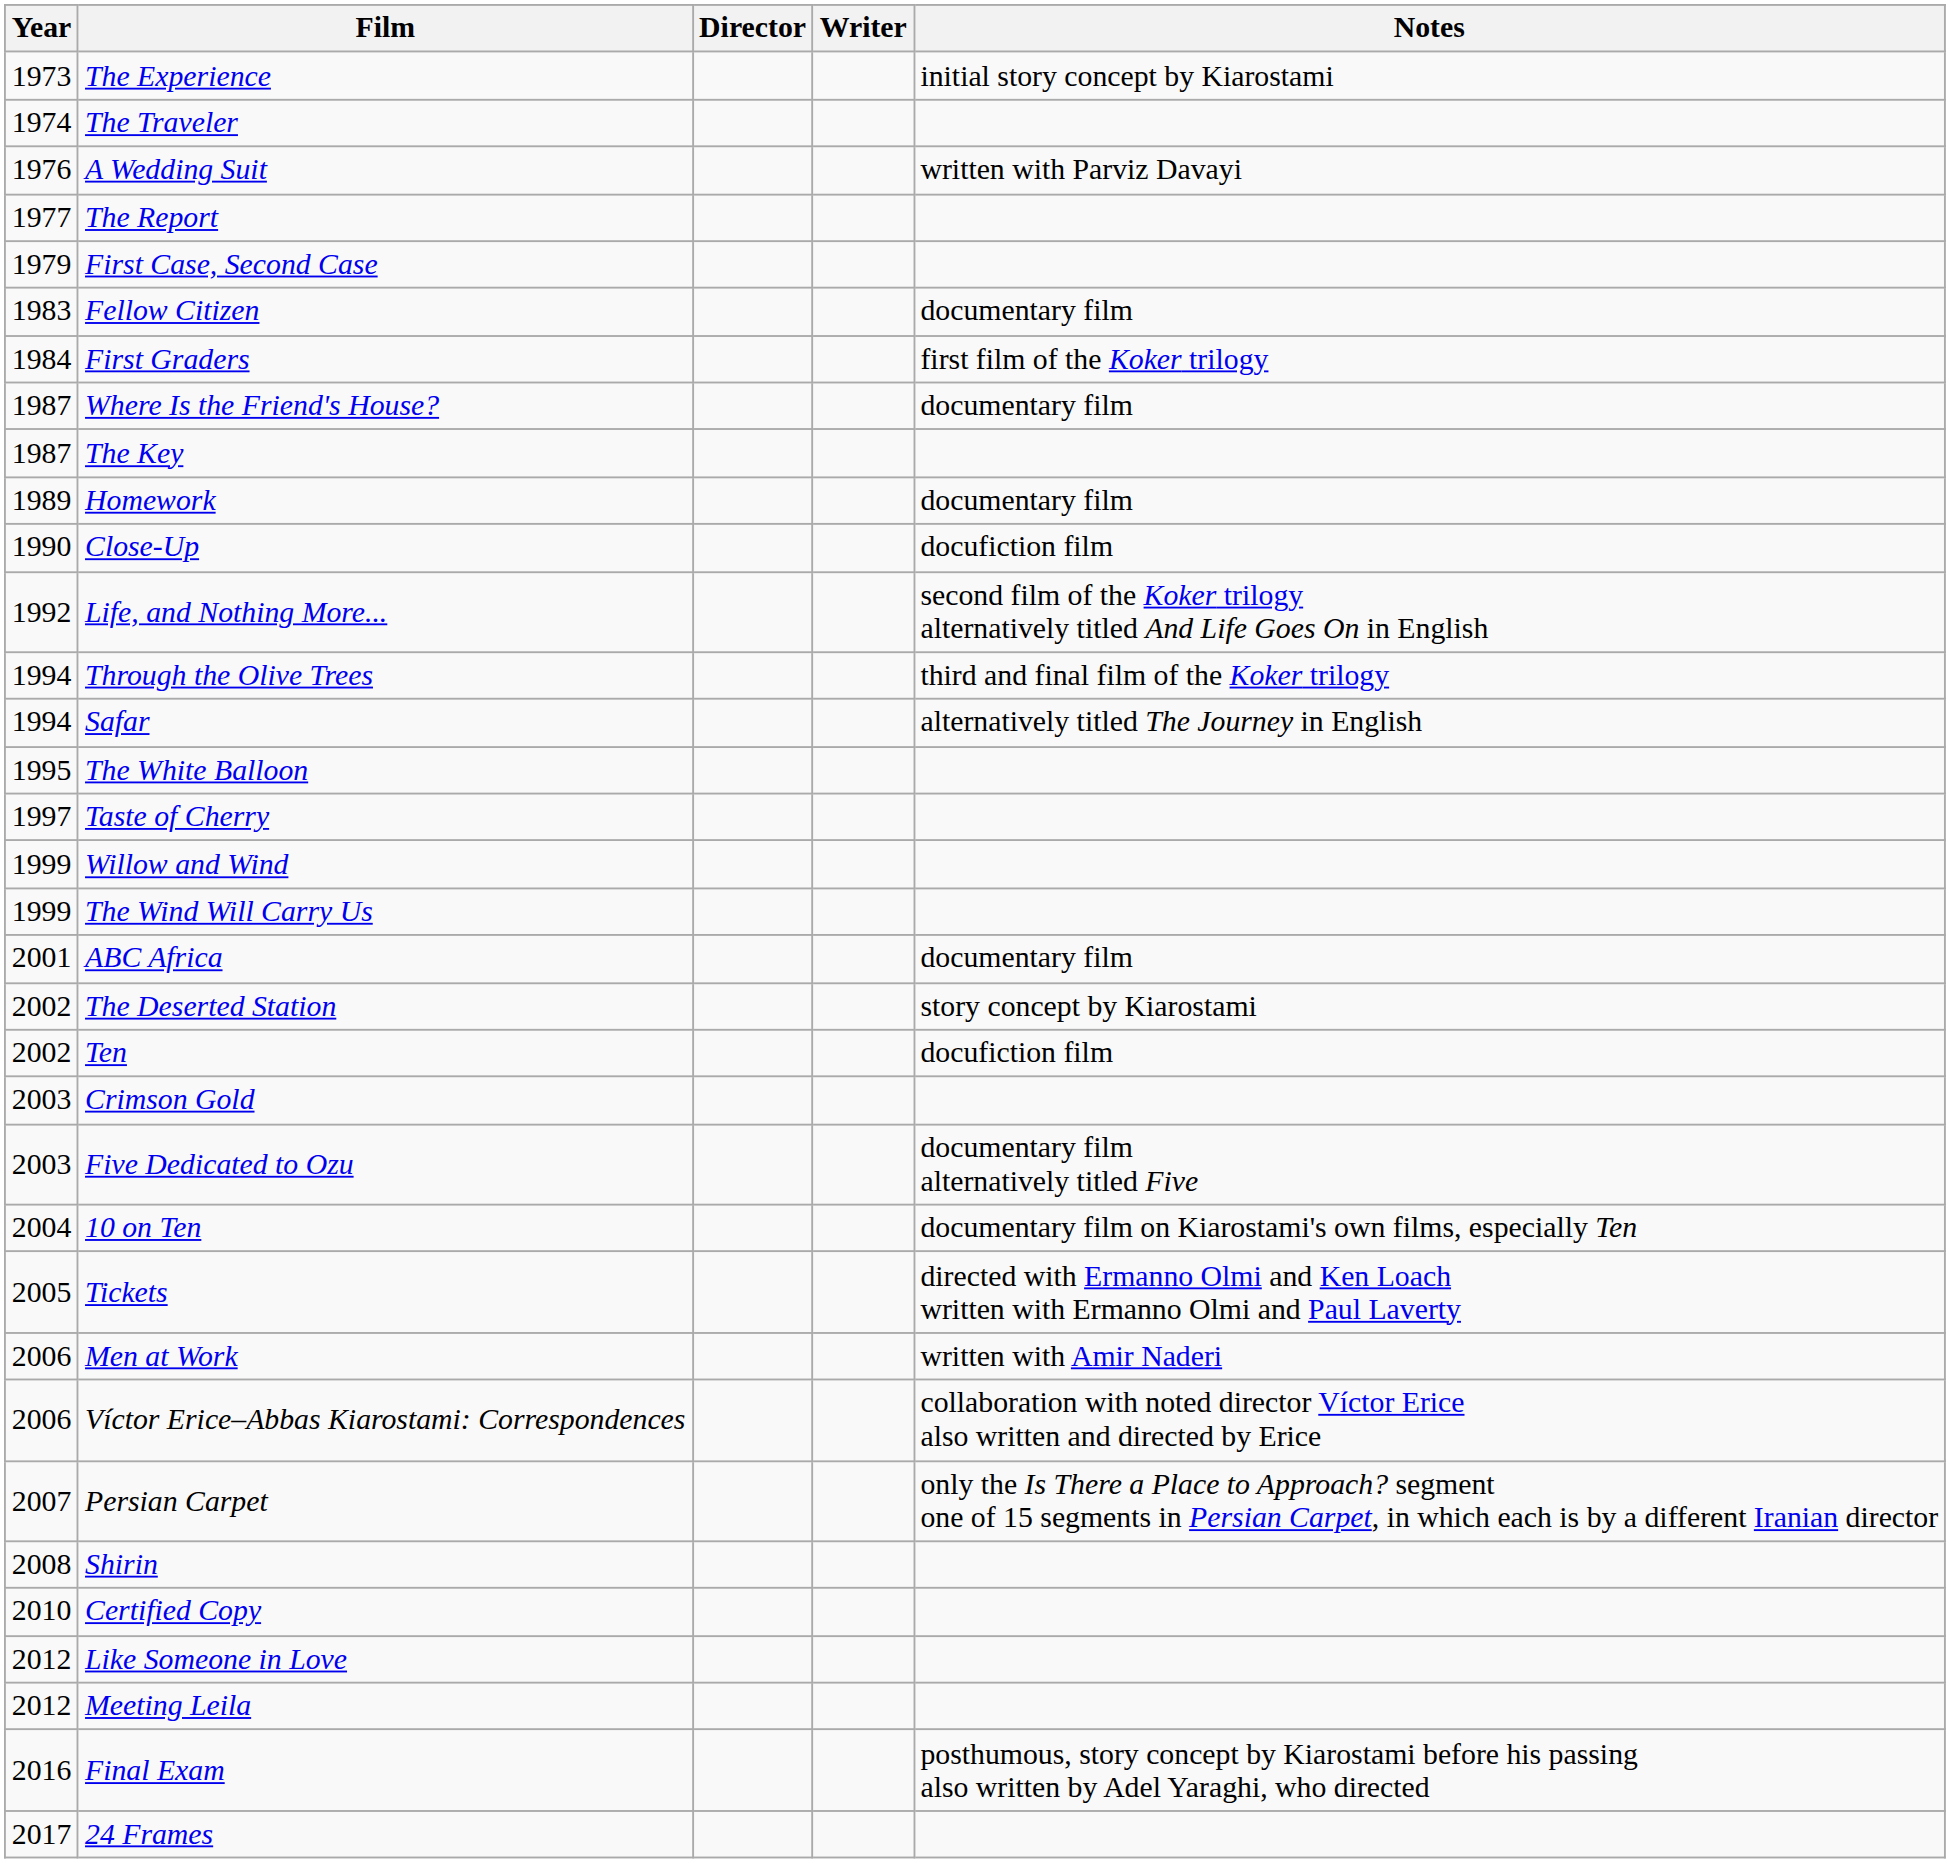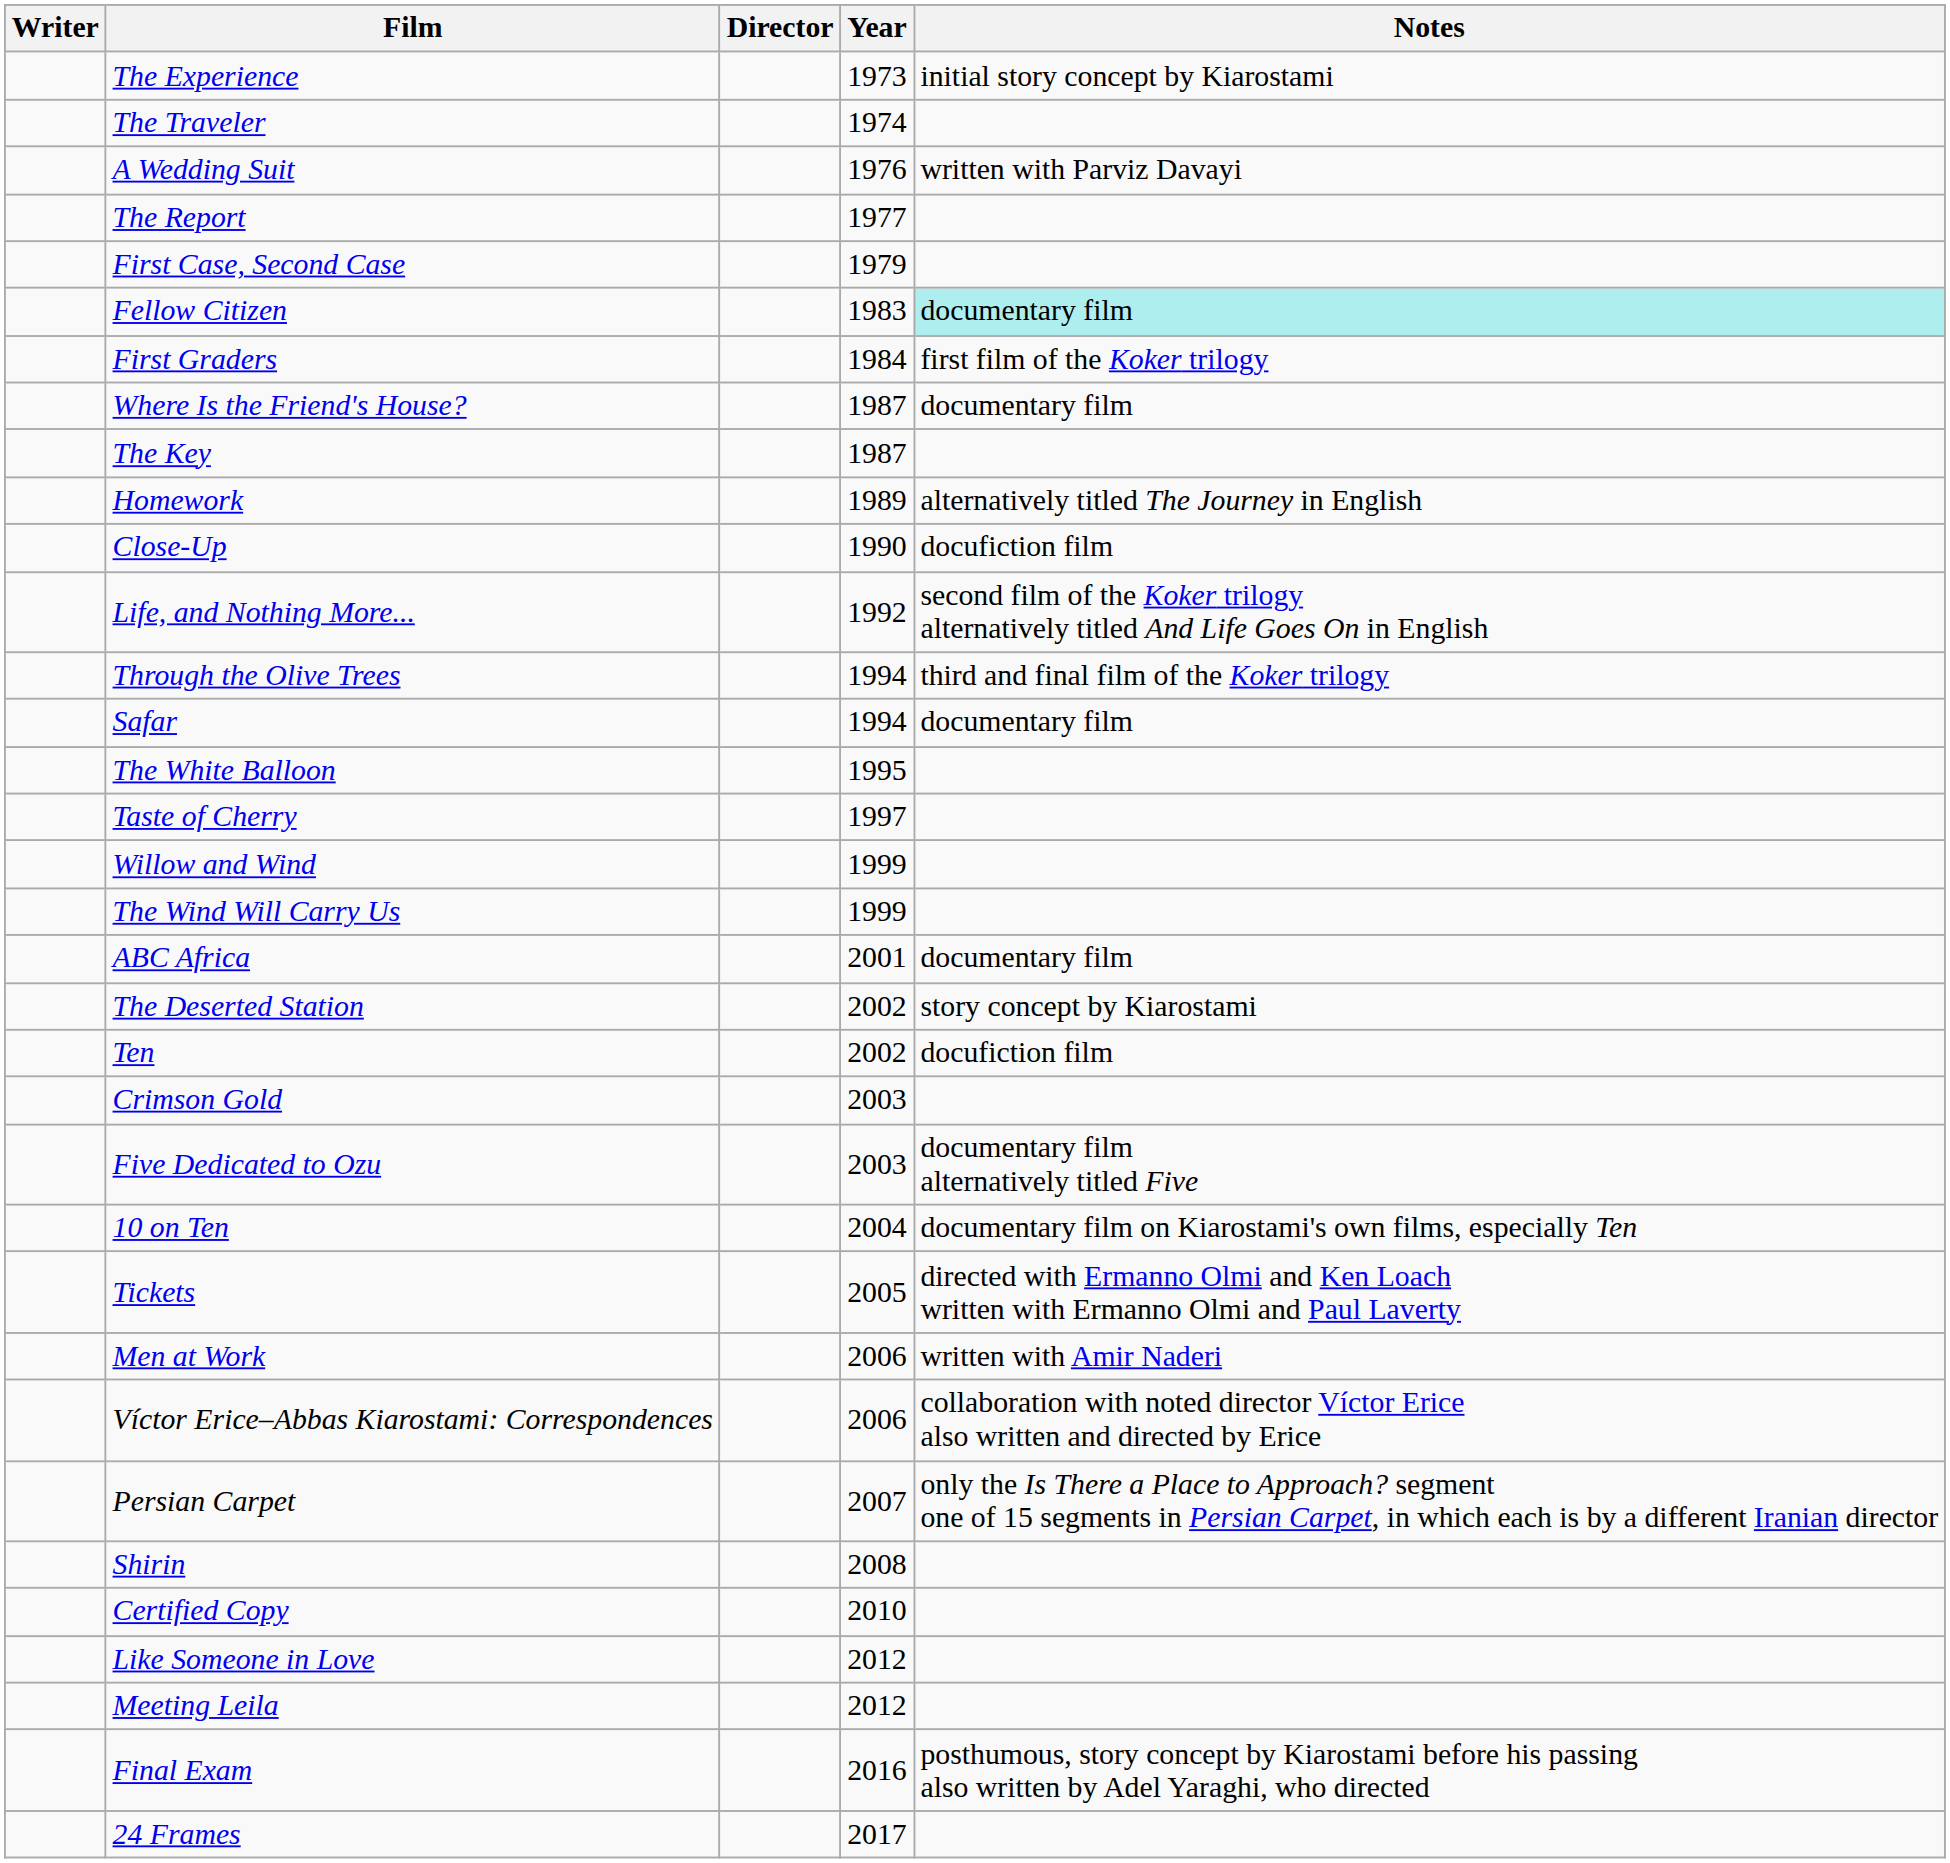columns swapped: (42, 28) <-> (863, 28)
(1027, 311) no background -> (1027, 311) paleturquoise background
(1027, 500) documentary film -> (1171, 500) alternatively titled The Journey in English
(1171, 722) alternatively titled The Journey in English -> (1027, 722) documentary film
